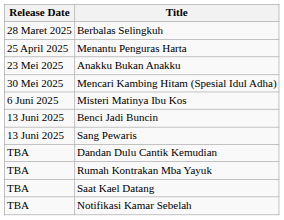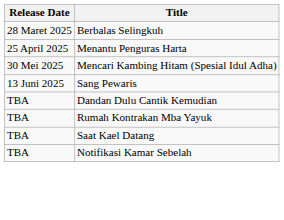- row: (129, 65)
- row: (132, 100)
- row: (117, 118)
